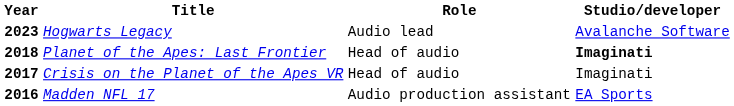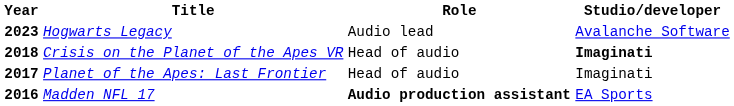(185, 53) Planet of the Apes: Last Frontier -> (193, 53) Crisis on the Planet of the Apes VR
(193, 74) Crisis on the Planet of the Apes VR -> (185, 74) Planet of the Apes: Last Frontier
(459, 95) normal -> (459, 95) bold
